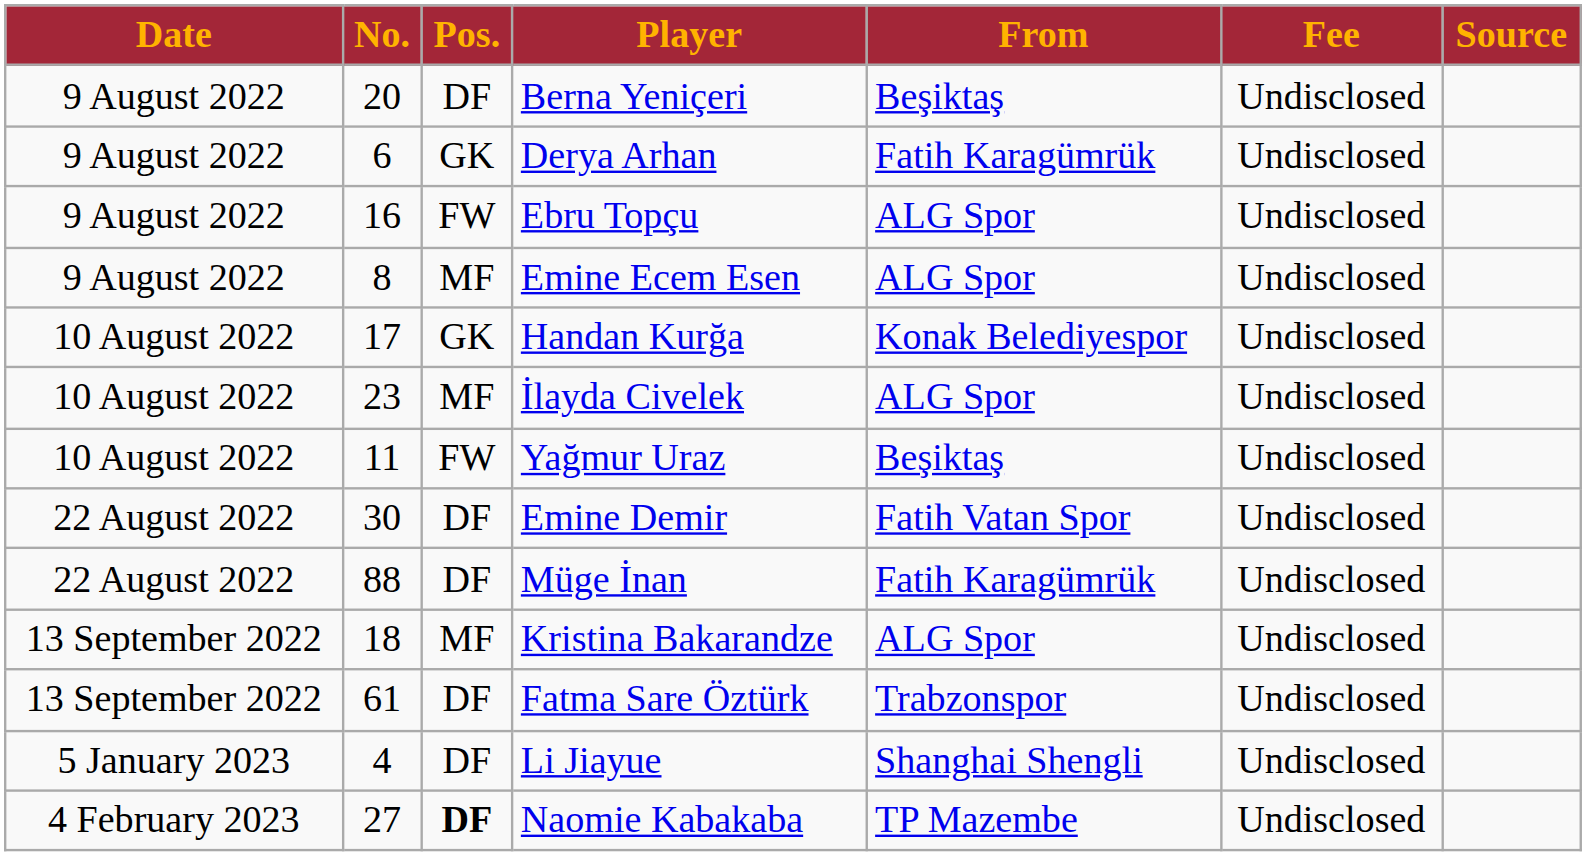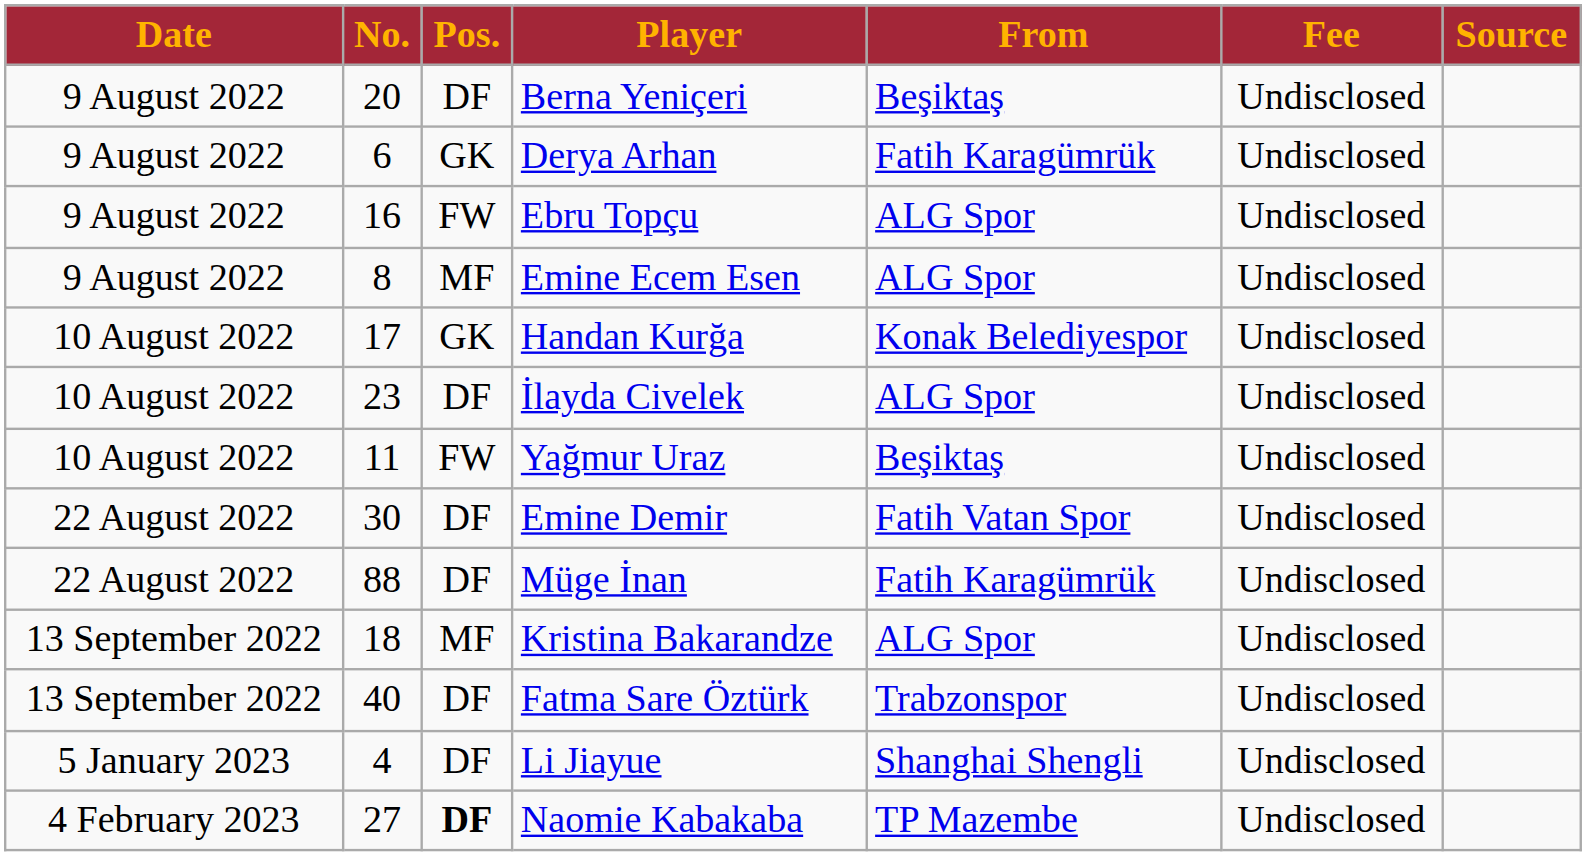(467, 397) MF -> (467, 397) DF
(382, 699) 61 -> (382, 699) 40
